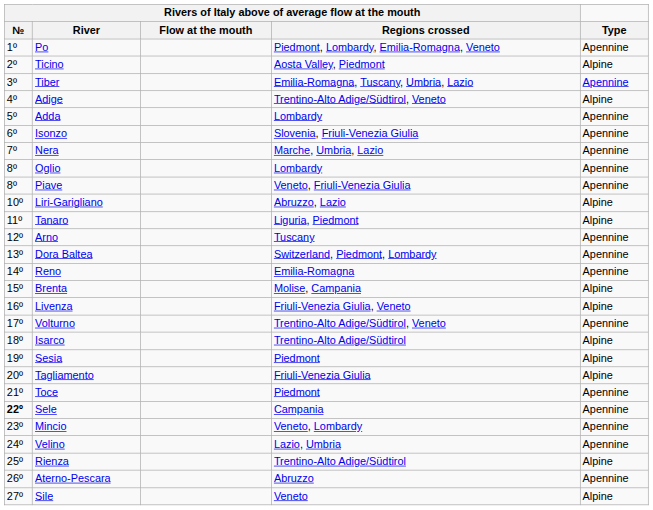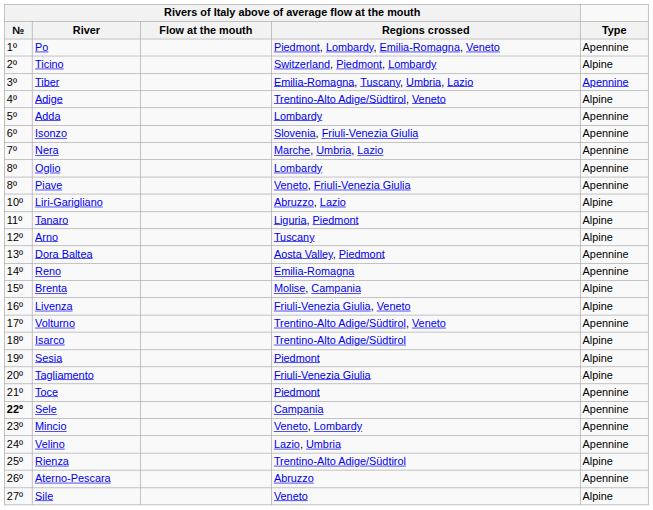(329, 64) Aosta Valley, Piedmont -> (355, 64) Switzerland, Piedmont, Lombardy
(606, 237) Apennine -> (598, 237) Alpine
(355, 254) Switzerland, Piedmont, Lombardy -> (329, 254) Aosta Valley, Piedmont
